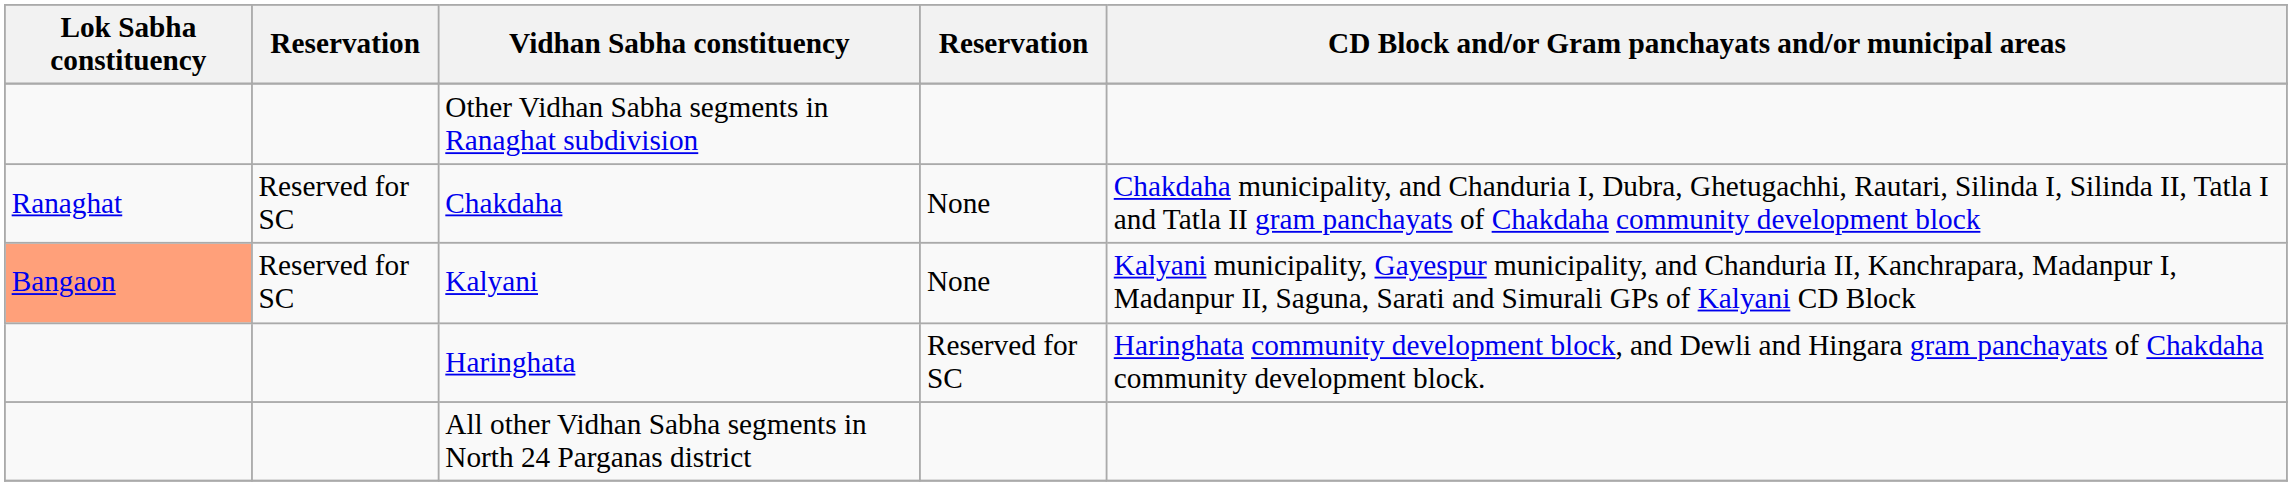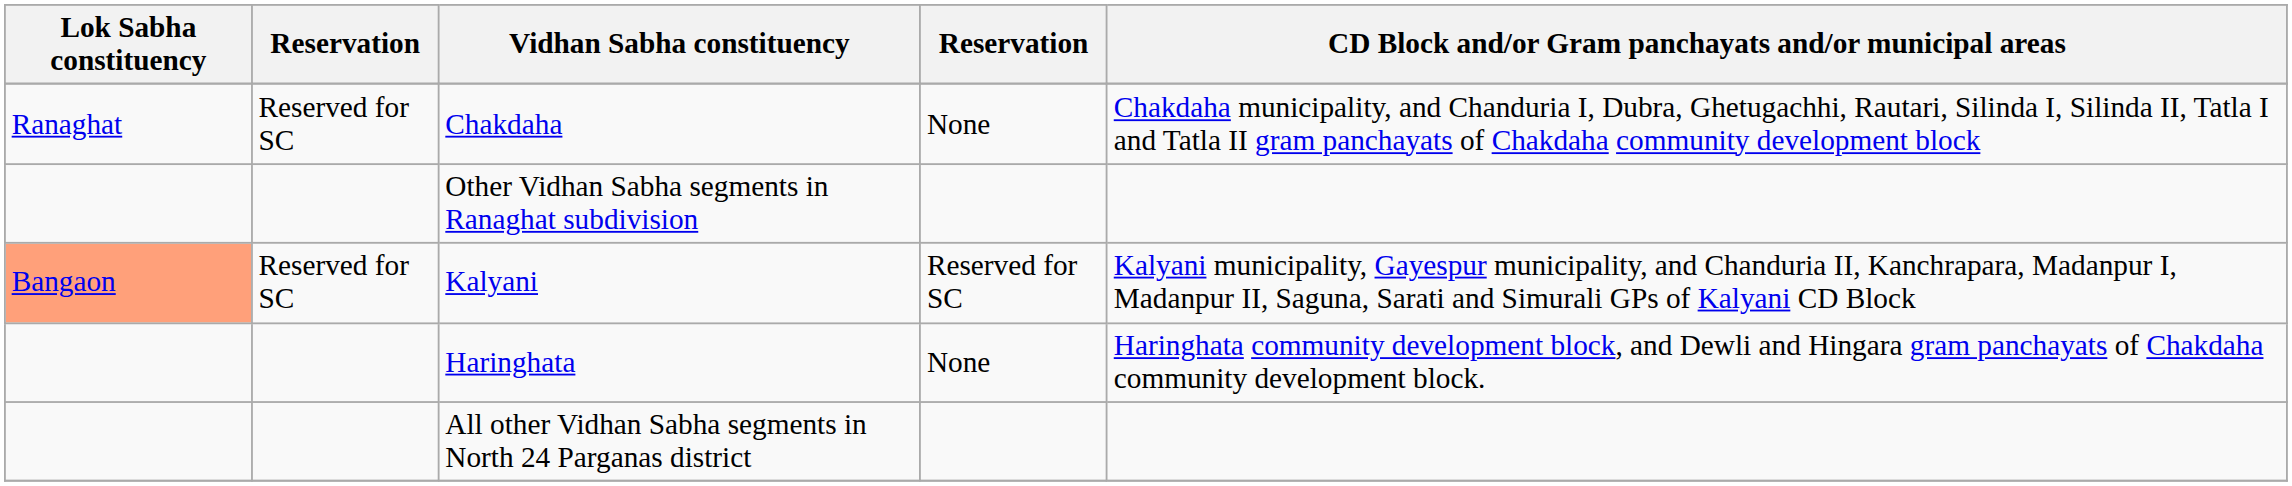rows swapped: (504, 202) <-> (637, 123)
(959, 282) None -> (1002, 282) Reserved for SC
(1002, 361) Reserved for SC -> (959, 361) None
